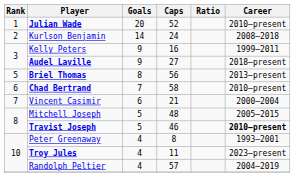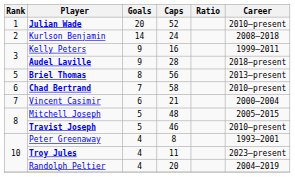(174, 62) 27 -> (174, 62) 28
(258, 127) bold -> (258, 127) normal
(174, 166) 57 -> (174, 166) 20
